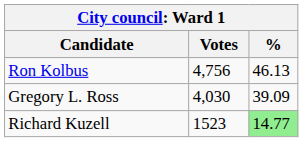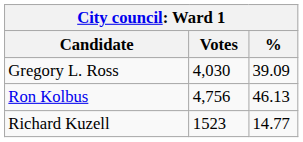rows swapped: (48, 70) <-> (64, 96)
(271, 123) lightgreen background -> (271, 123) no background
